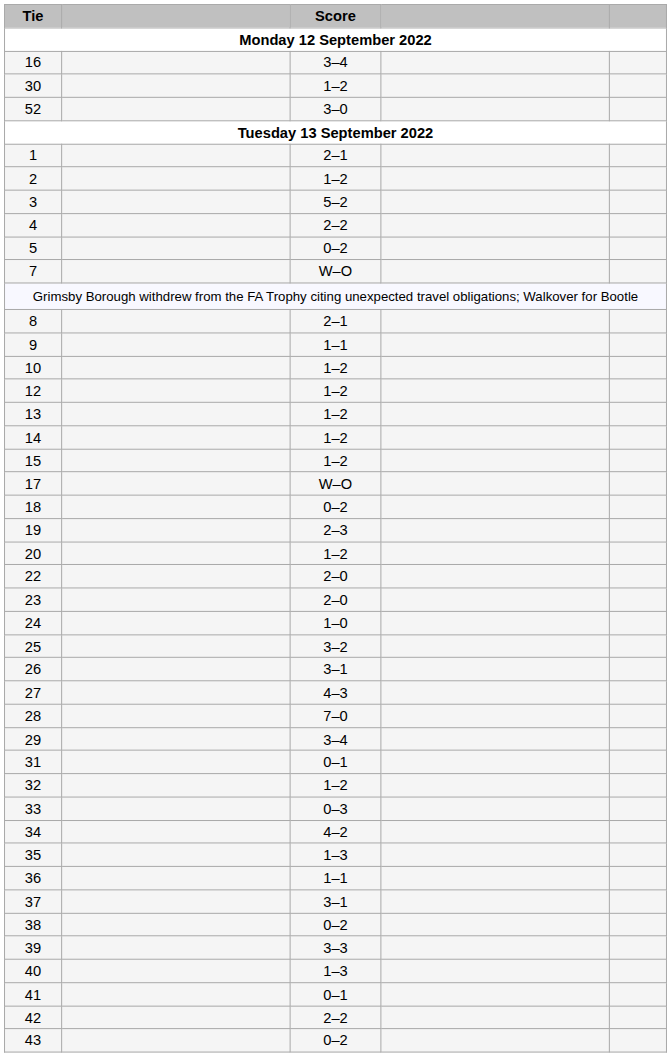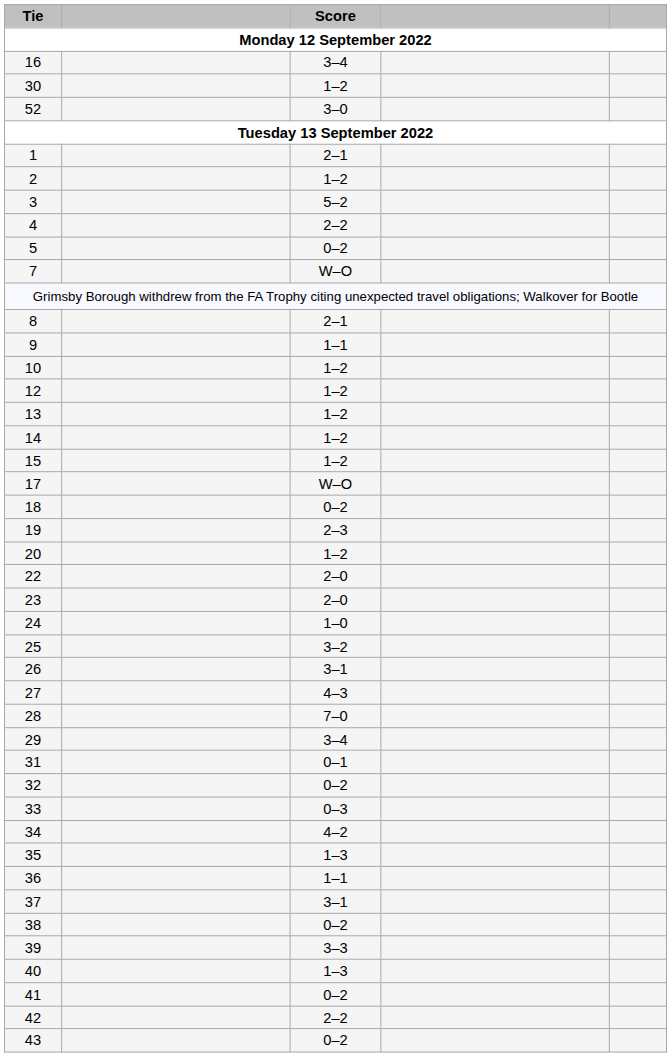(335, 786) 1–2 -> (335, 786) 0–2
(335, 995) 0–1 -> (335, 995) 0–2
